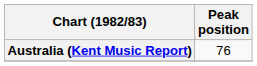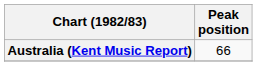(223, 50) 76 -> (223, 50) 66
